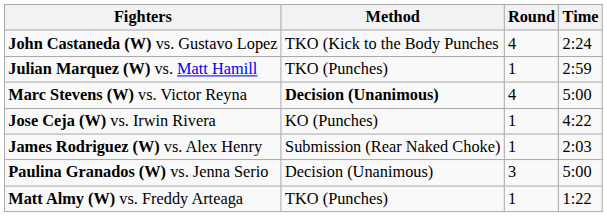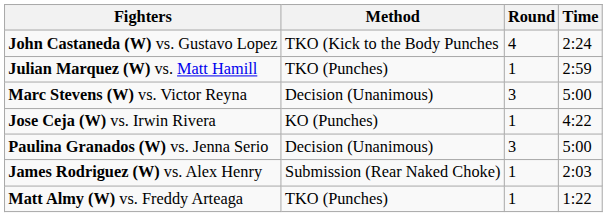(362, 95) bold -> (359, 95) normal
(512, 95) 4 -> (512, 95) 3
rows swapped: (138, 172) <-> (135, 146)
